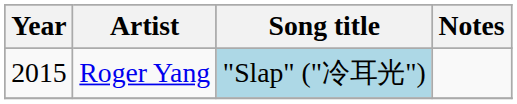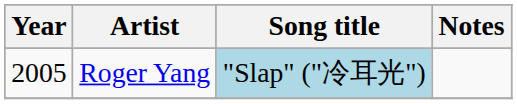(39, 72) 2015 -> (39, 72) 2005
